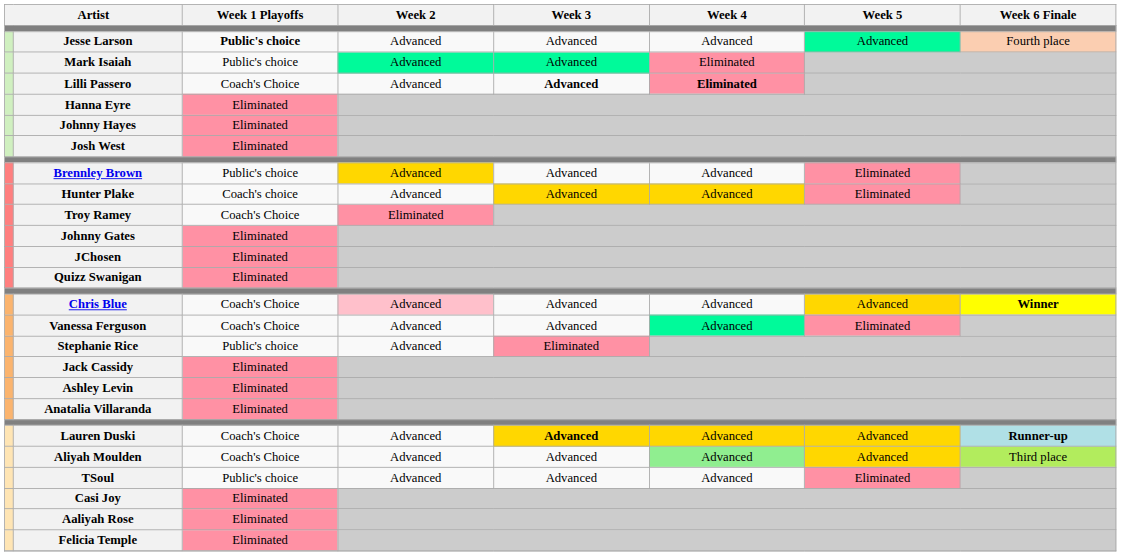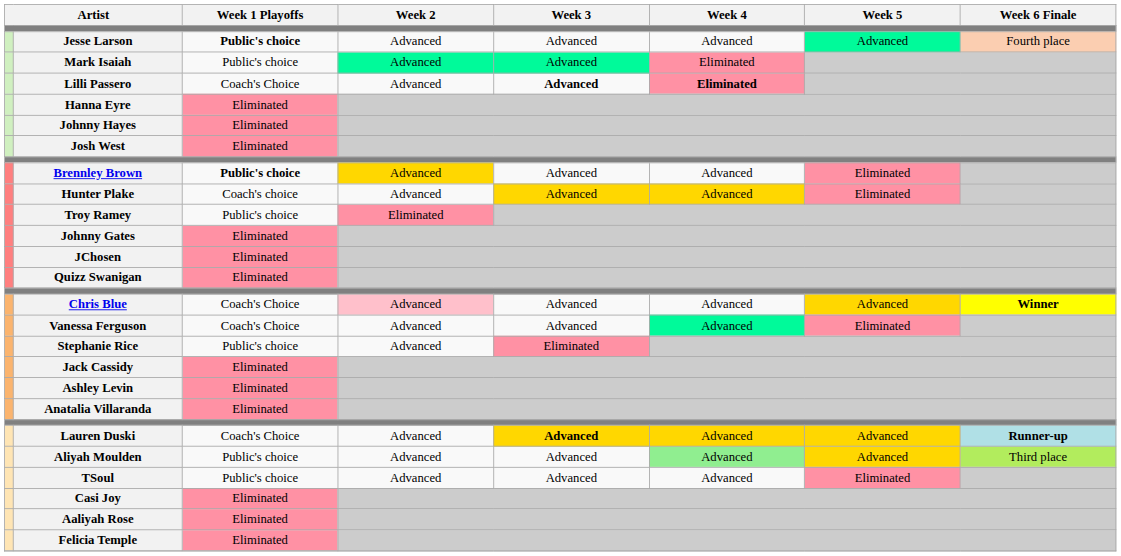(260, 173) normal -> (260, 173) bold
(260, 215) Coach's Choice -> (260, 215) Public's choice
(260, 457) Coach's Choice -> (260, 457) Public's choice
